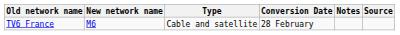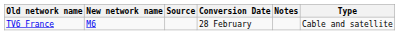columns swapped: (212, 11) <-> (378, 11)
